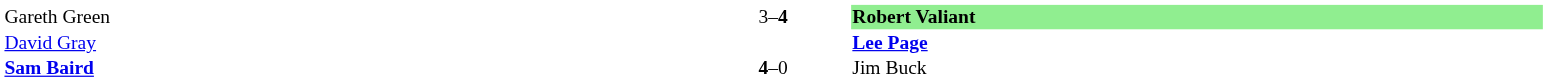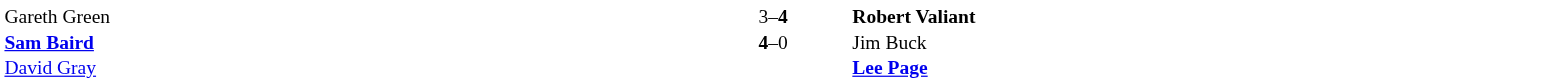(914, 16) lightgreen background -> (914, 16) no background
rows swapped: (50, 42) <-> (49, 68)
